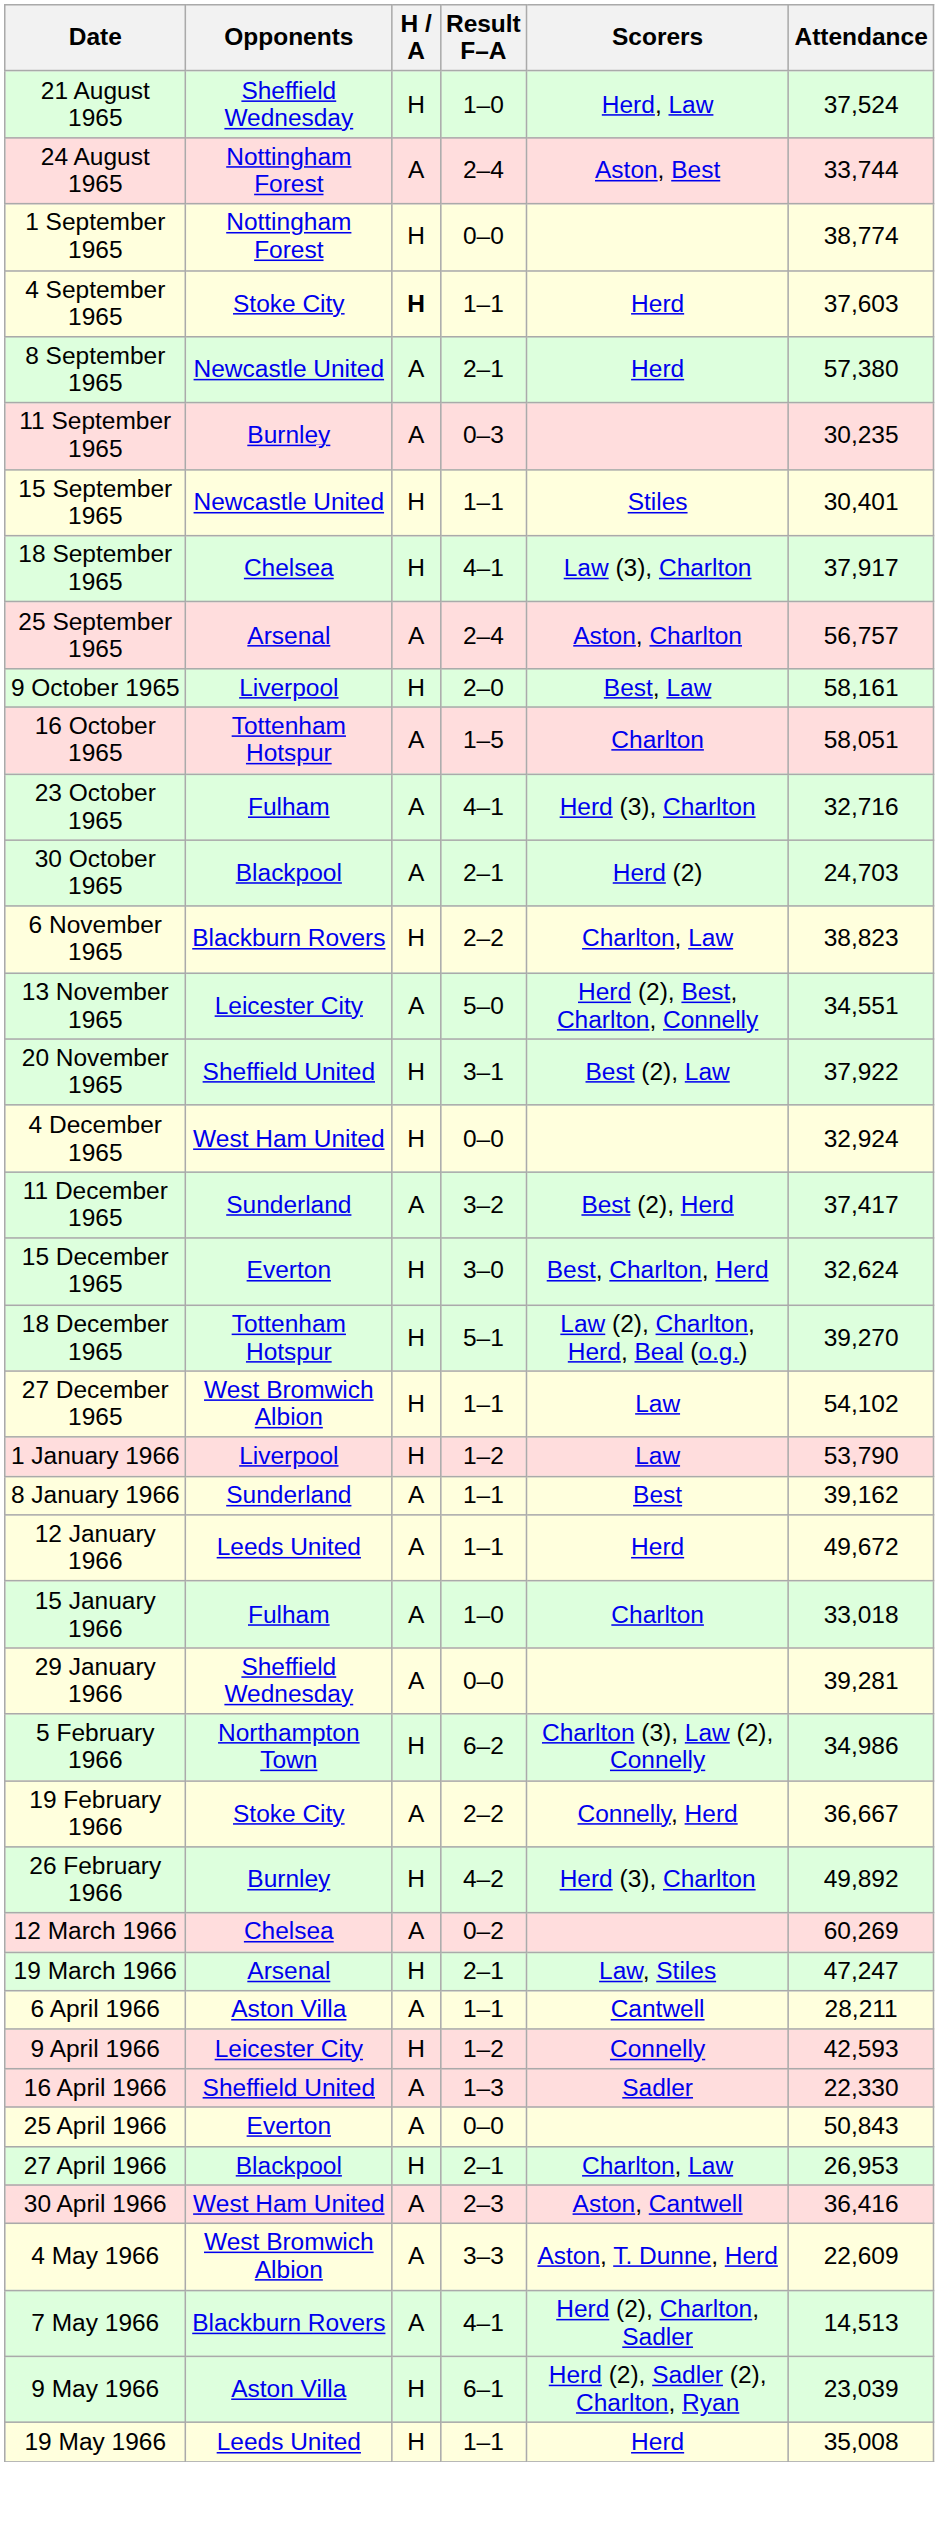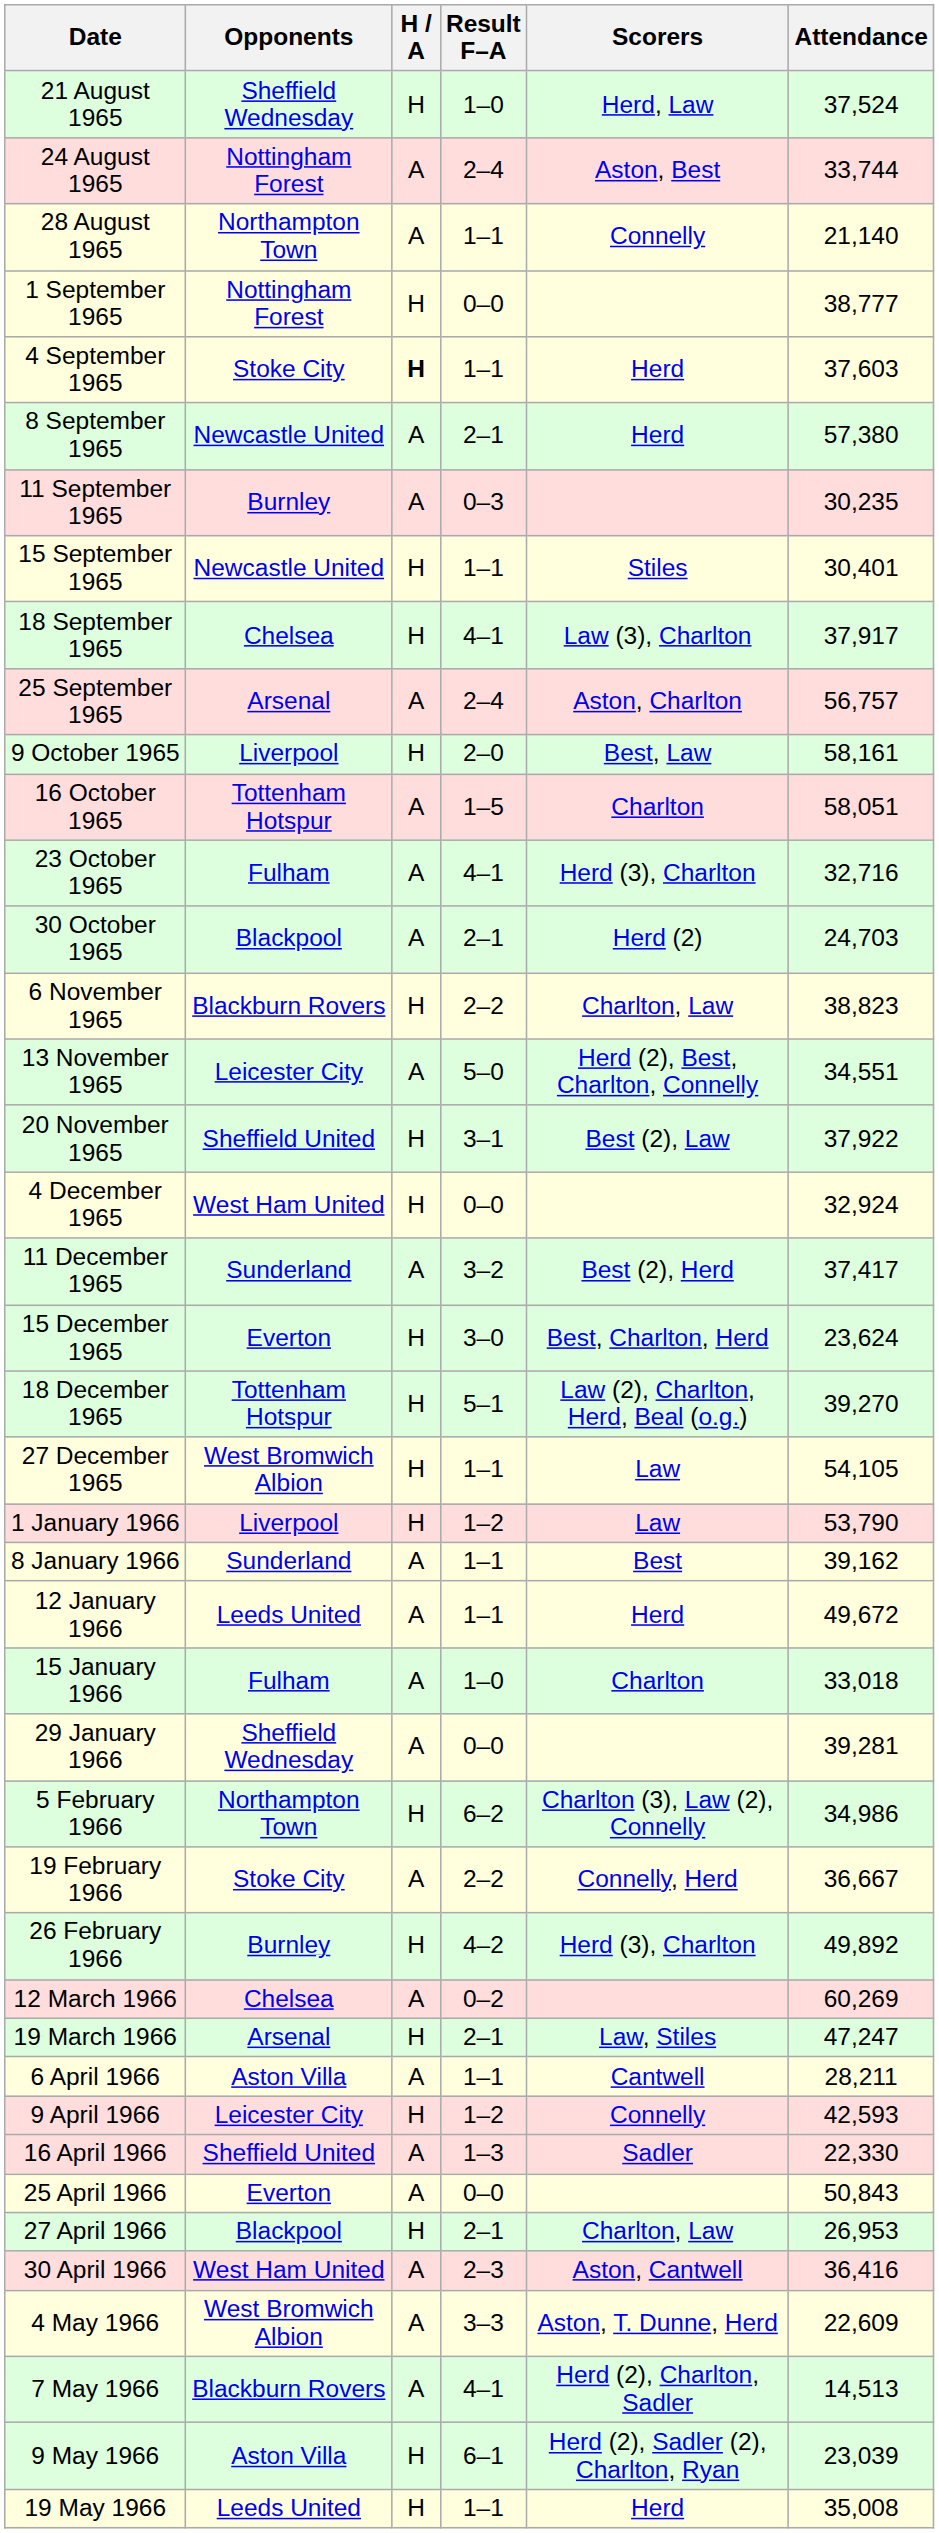+ row: (95, 236)
(861, 236) 38,774 -> (861, 303) 38,777
(861, 1271) 32,624 -> (861, 1337) 23,624
(861, 1403) 54,102 -> (861, 1470) 54,105
